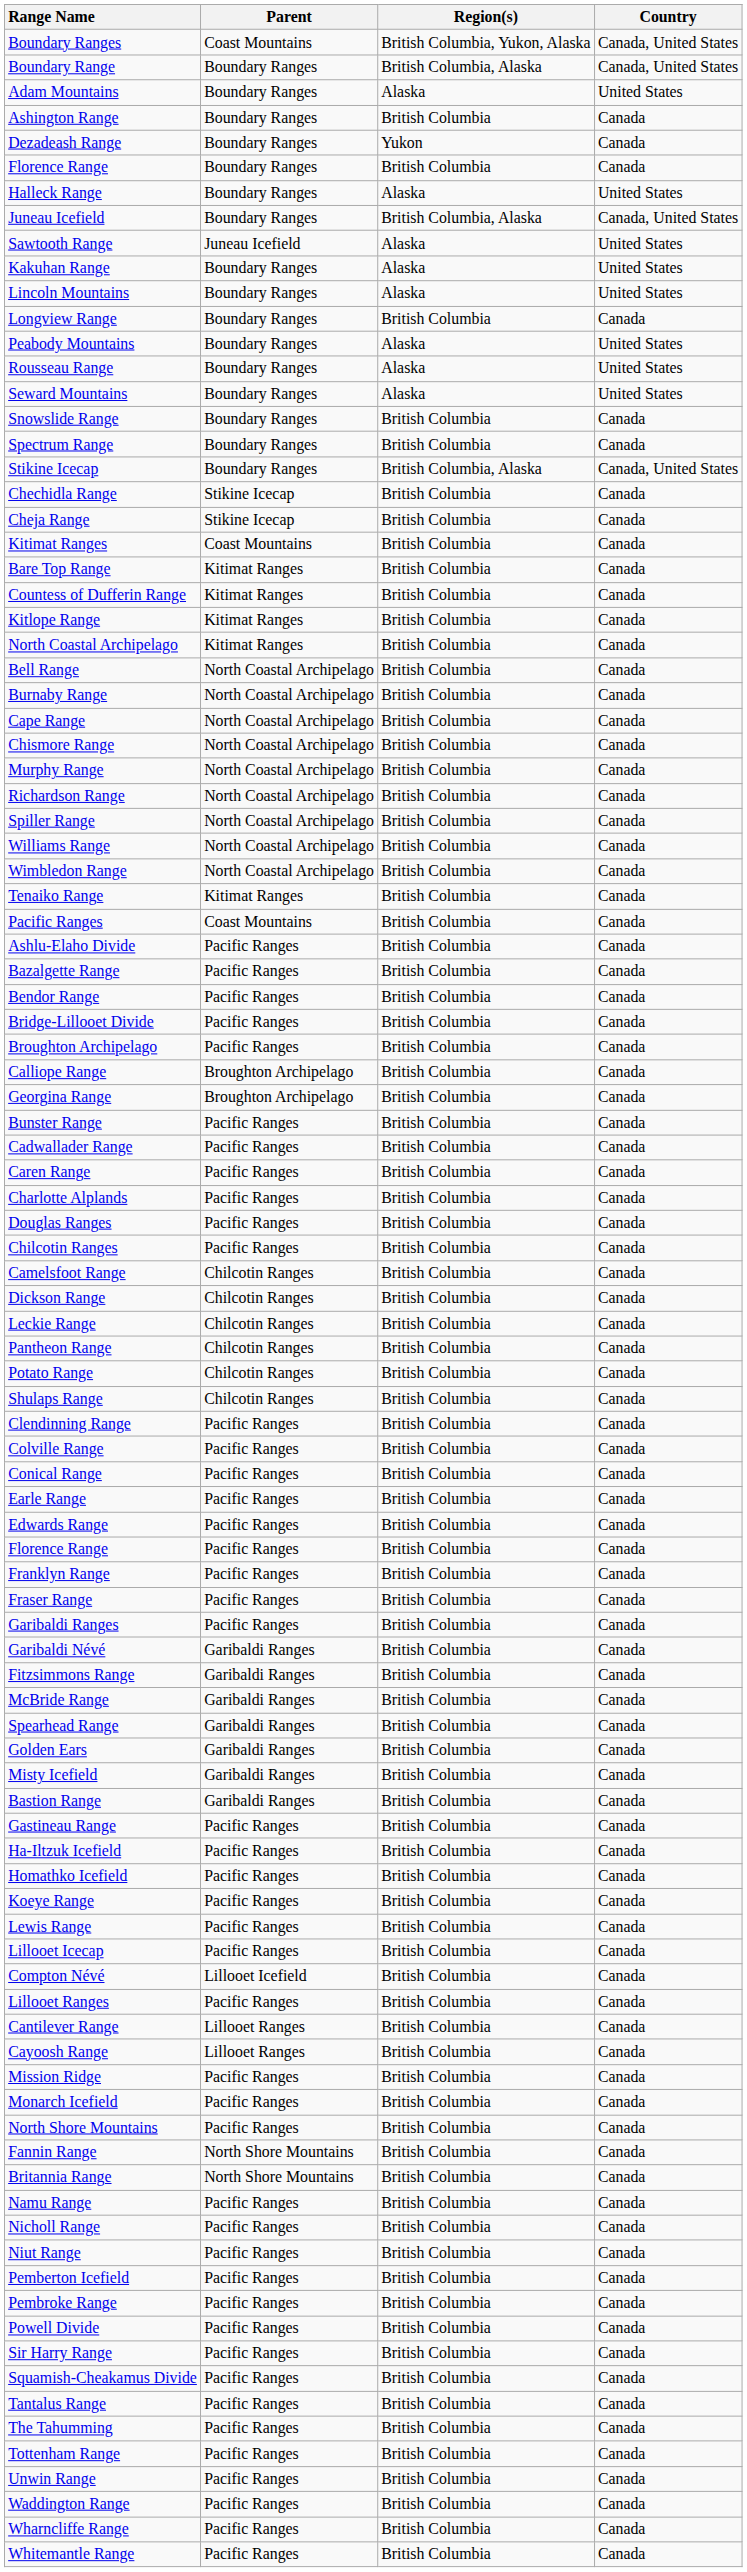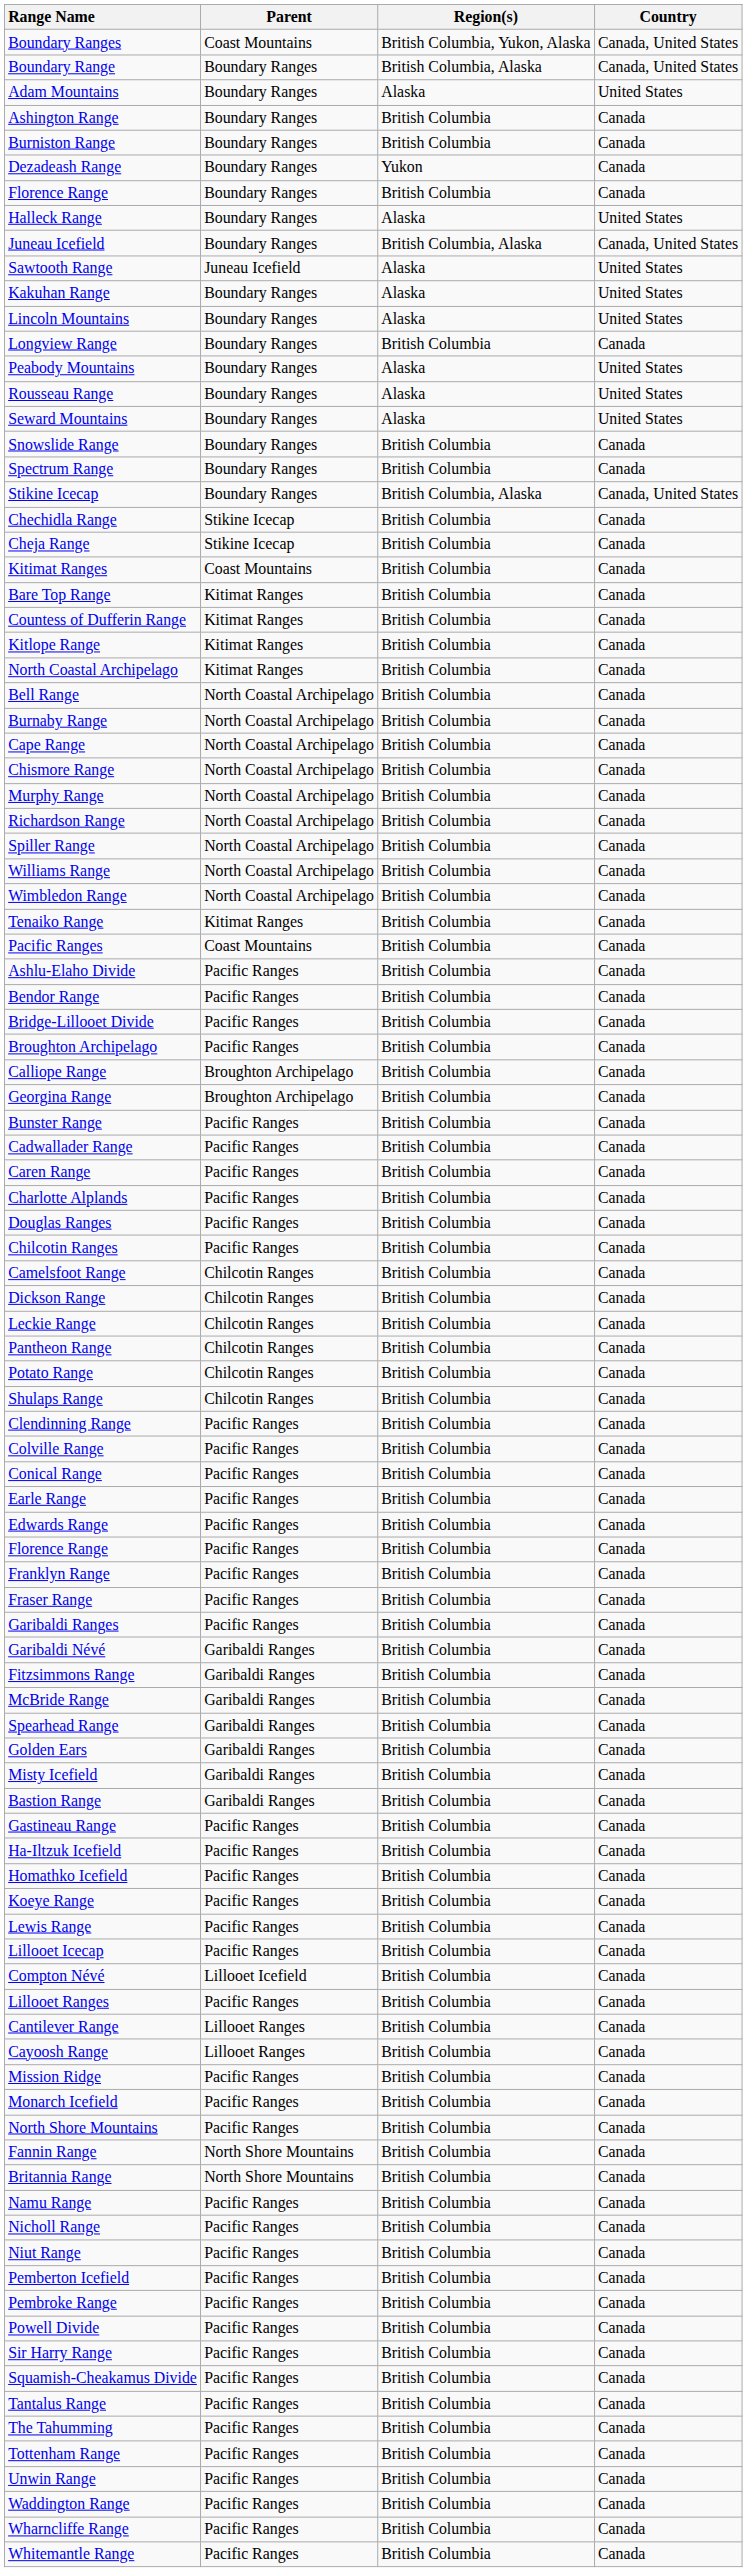+ row: (62, 142)
- row: (64, 971)
